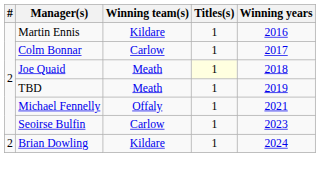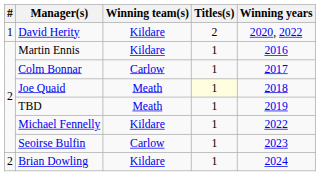+ row: (49, 32)
(147, 106) Offaly -> (147, 124) Kildare
(276, 106) 2021 -> (276, 124) 2022
